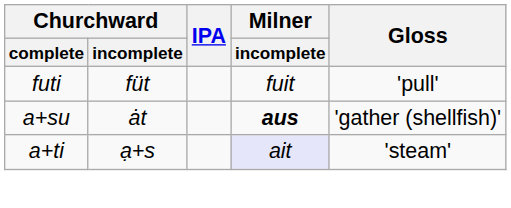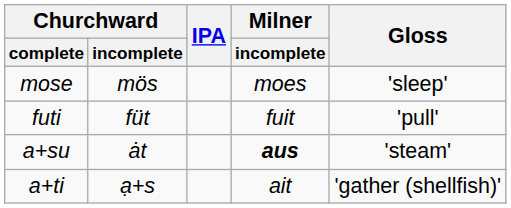+ row: (46, 83)
(418, 117) 'gather (shellfish)' -> (418, 151) 'steam'
(280, 151) lavender background -> (280, 185) no background
(418, 151) 'steam' -> (418, 185) 'gather (shellfish)'
